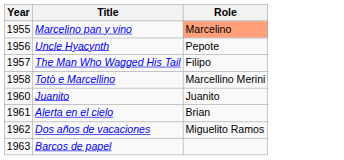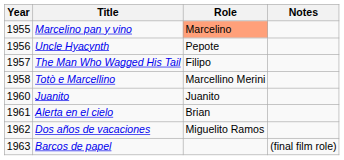+ column: (303, 12)
